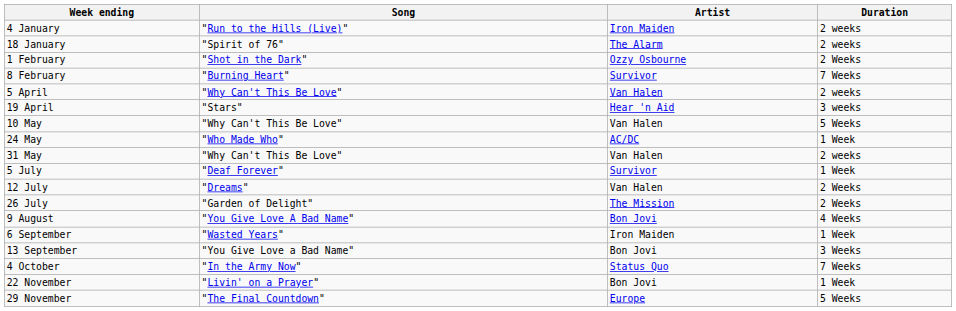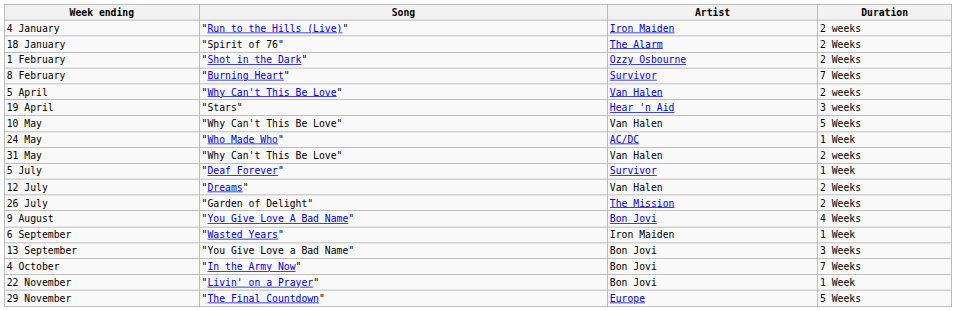(841, 44) 2 weeks -> (841, 44) 2 Weeks
(639, 267) Status Quo -> (633, 267) Bon Jovi
